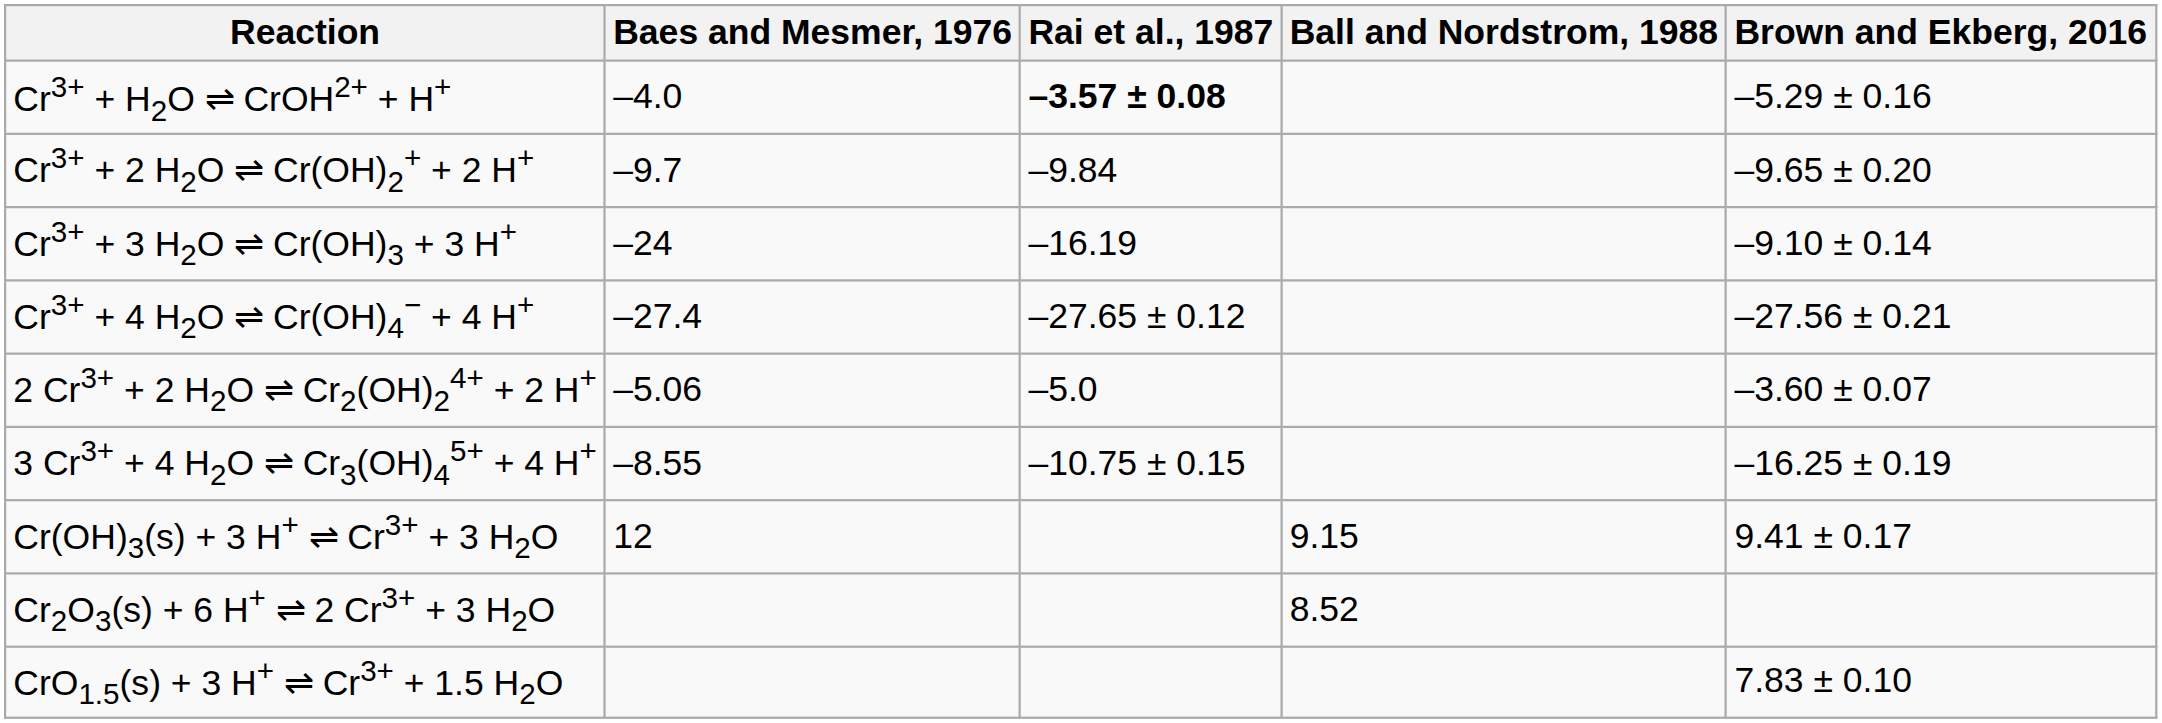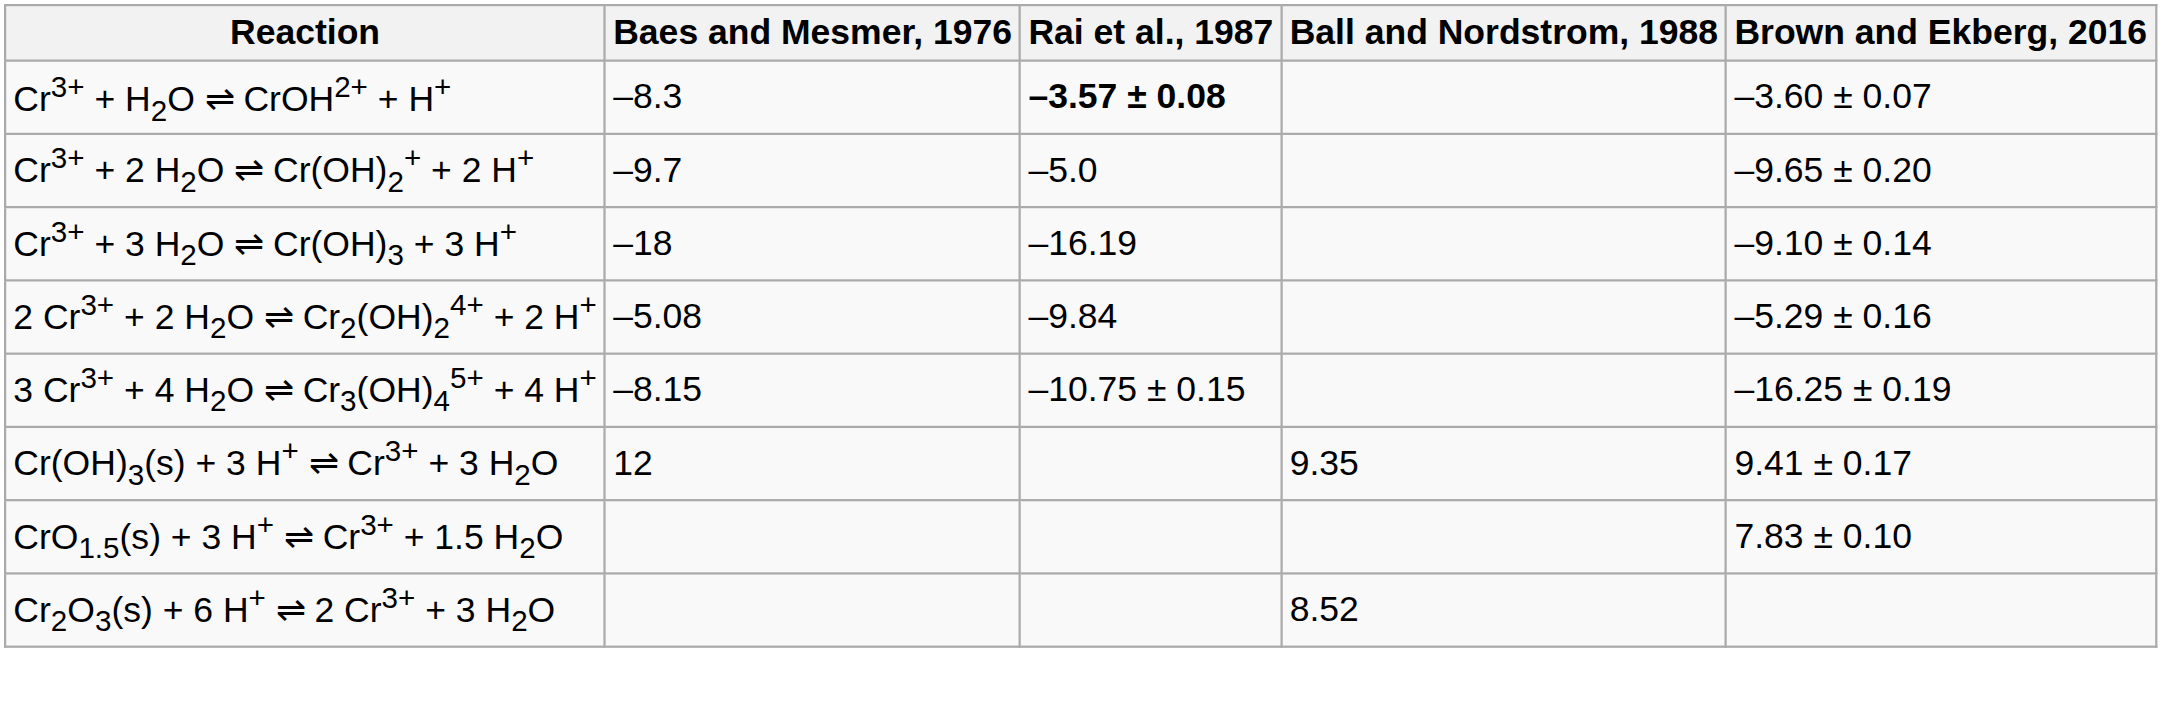(648, 97) –4.0 -> (648, 97) –8.3
(1833, 97) –5.29 ± 0.16 -> (1833, 97) –3.60 ± 0.07
(1073, 170) –9.84 -> (1063, 170) –5.0
(643, 243) –24 -> (643, 243) –18
- row: (274, 317)
(658, 389) –5.06 -> (658, 316) –5.08
(1063, 389) –5.0 -> (1073, 316) –9.84
(1833, 389) –3.60 ± 0.07 -> (1833, 316) –5.29 ± 0.16
(658, 462) –8.55 -> (658, 389) –8.15
(1324, 535) 9.15 -> (1324, 462) 9.35
rows swapped: (284, 609) <-> (288, 682)
